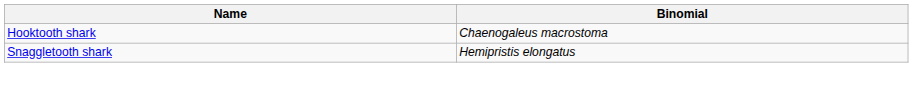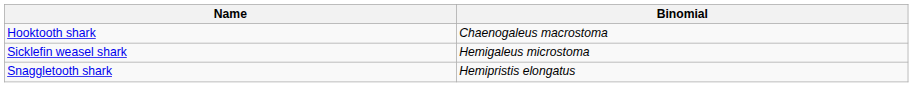+ row: (67, 52)
